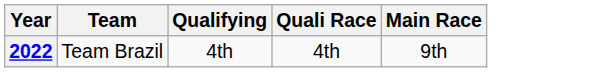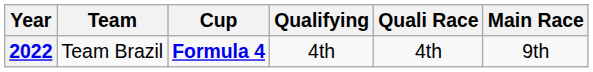+ column: (219, 20)
